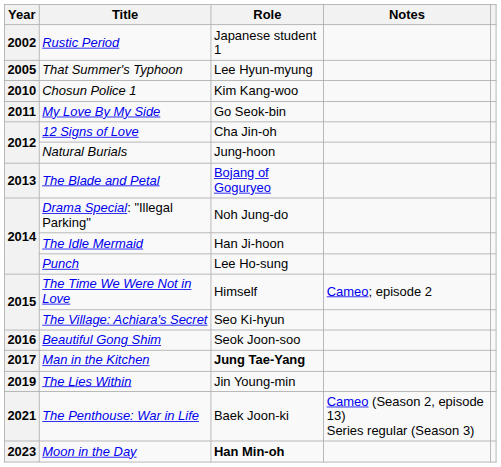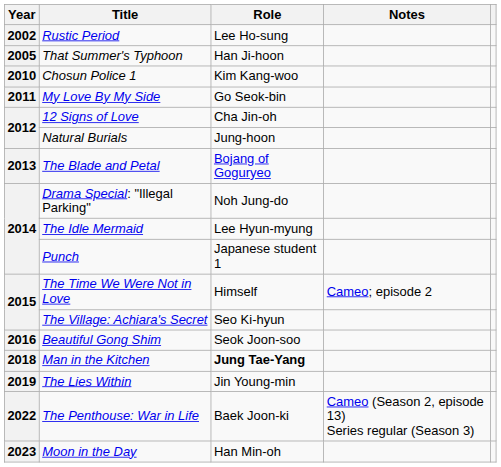(265, 42) Japanese student 1 -> (251, 35) Lee Ho-sung
(263, 70) Lee Hyun-myung -> (249, 55) Han Ji-hoon
(249, 243) Han Ji-hoon -> (263, 228) Lee Hyun-myung
(251, 264) Lee Ho-sung -> (265, 256) Japanese student 1
(22, 360) 2017 -> (22, 360) 2018
(22, 416) 2021 -> (22, 416) 2022
(249, 451) bold -> (247, 451) normal
